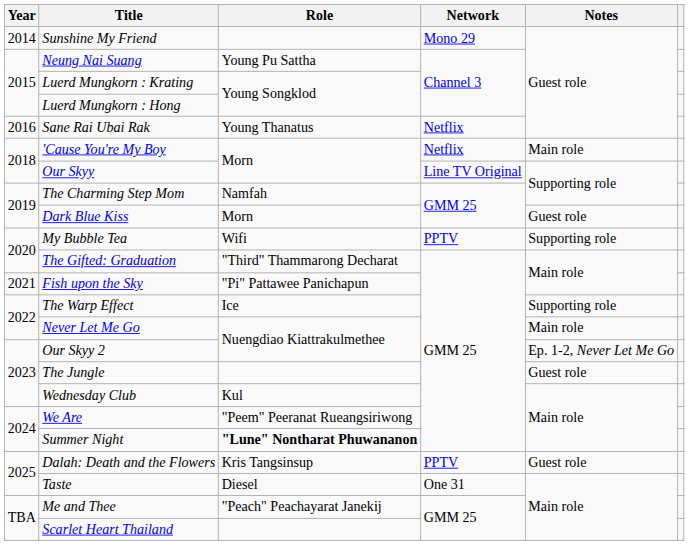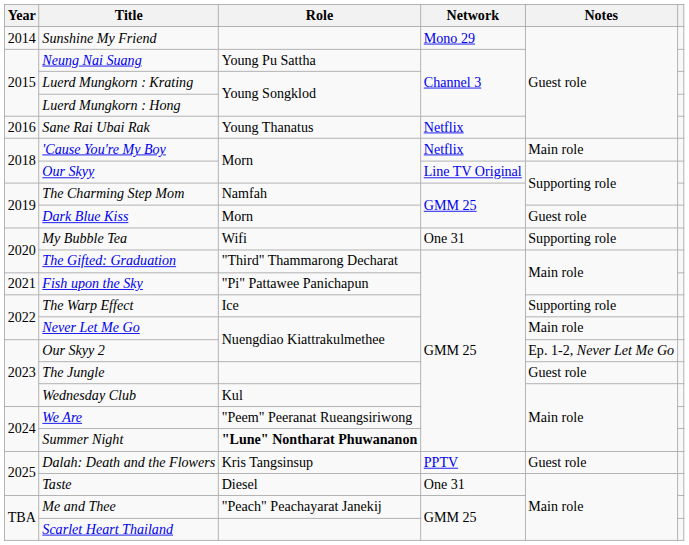(441, 238) PPTV -> (444, 238) One 31
